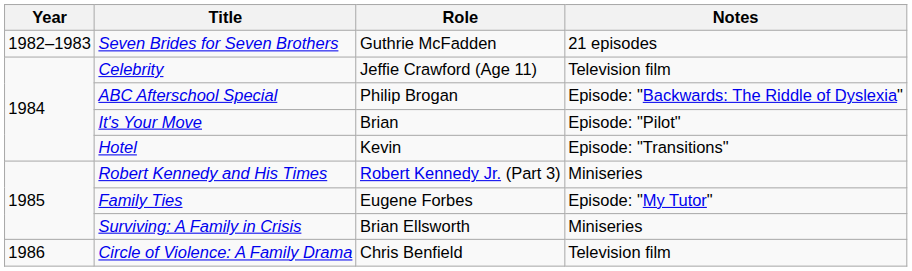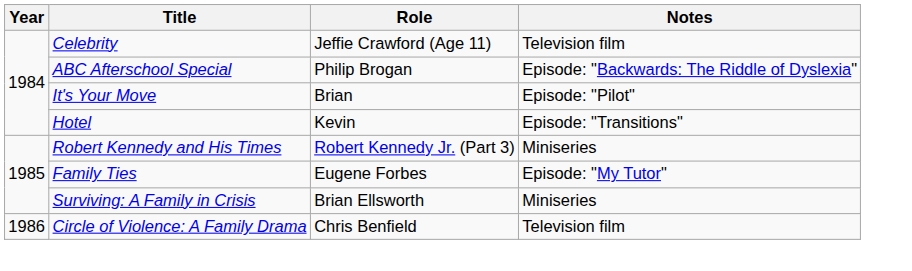- row: (218, 43)
